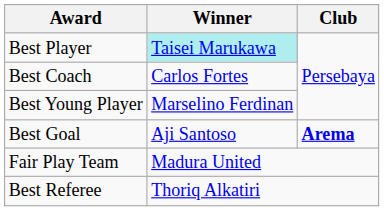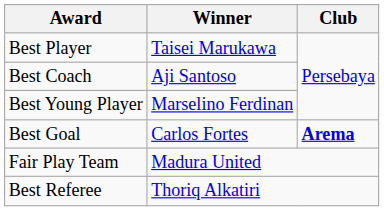(214, 47) paleturquoise background -> (214, 47) no background
(200, 76) Carlos Fortes -> (194, 76) Aji Santoso
(194, 133) Aji Santoso -> (200, 133) Carlos Fortes
